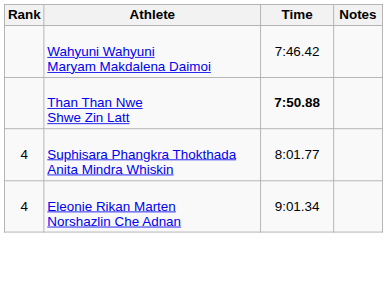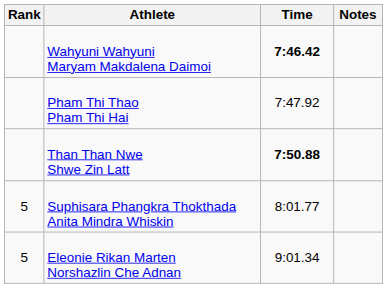(297, 51) normal -> (297, 51) bold
+ row: (93, 110)
(24, 154) 4 -> (24, 206) 5
(24, 206) 4 -> (24, 257) 5
